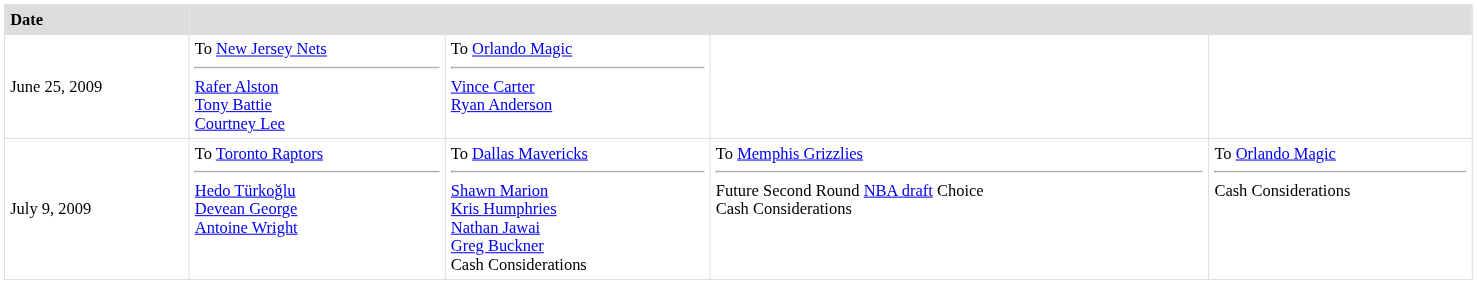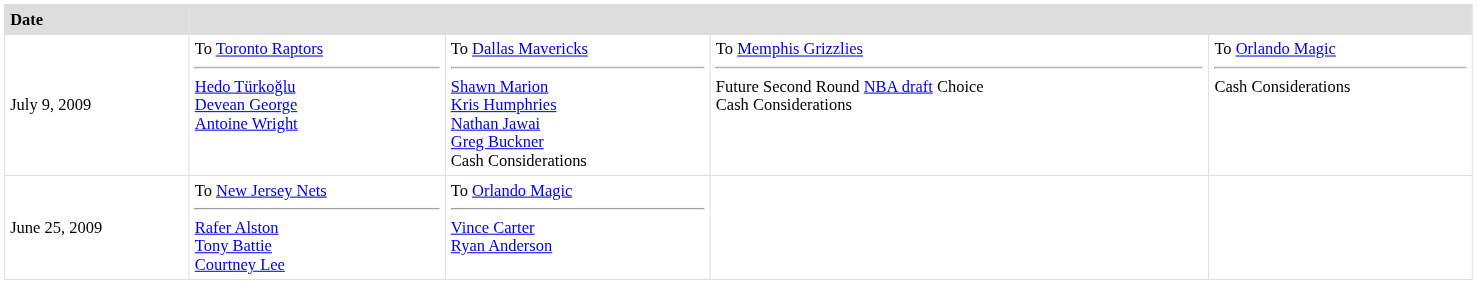rows swapped: (56, 86) <-> (51, 208)
